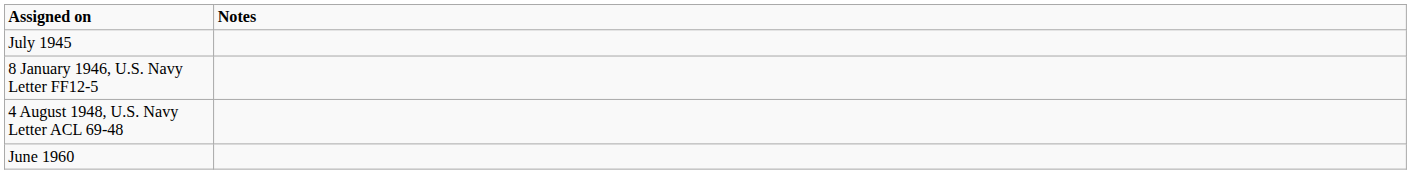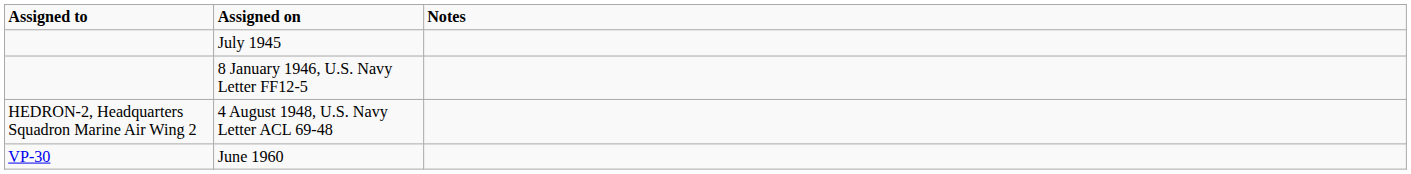+ column: (48, 17)
